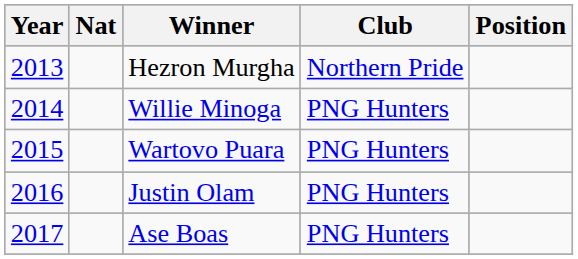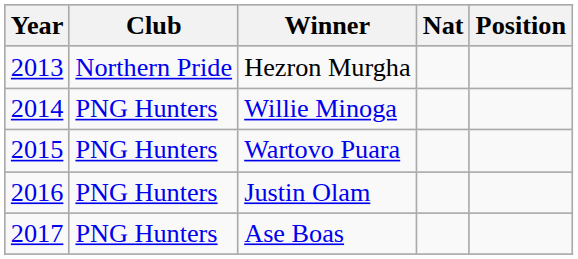columns swapped: (96, 25) <-> (385, 25)
